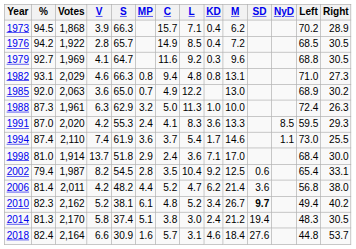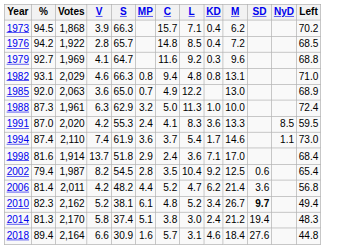- column: (336, 12)
(167, 44) 14.9 -> (167, 44) 14.8
(44, 156) 81.0 -> (44, 156) 81.6
(44, 236) 82.4 -> (44, 236) 89.4
